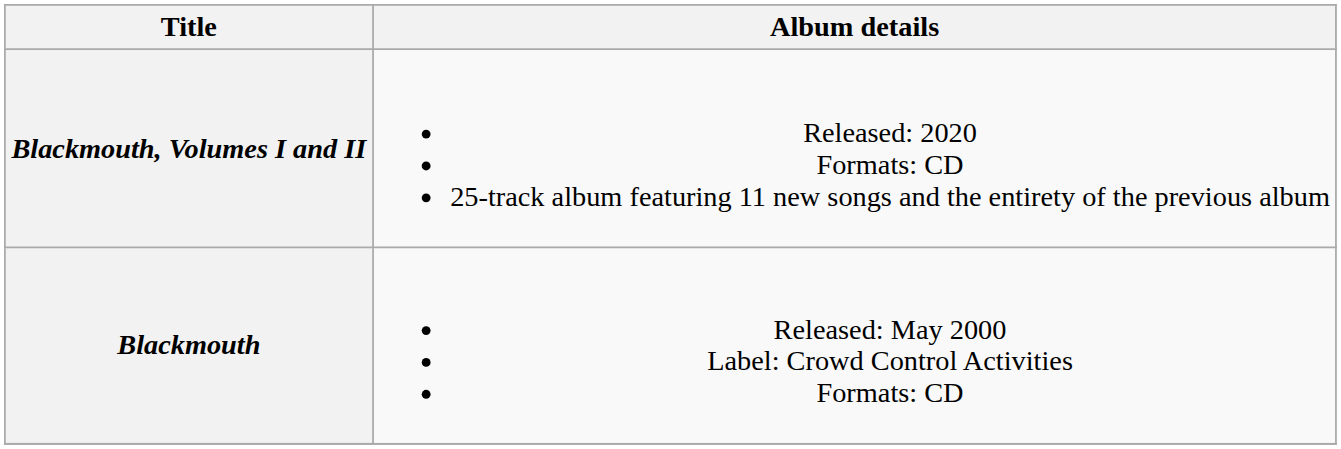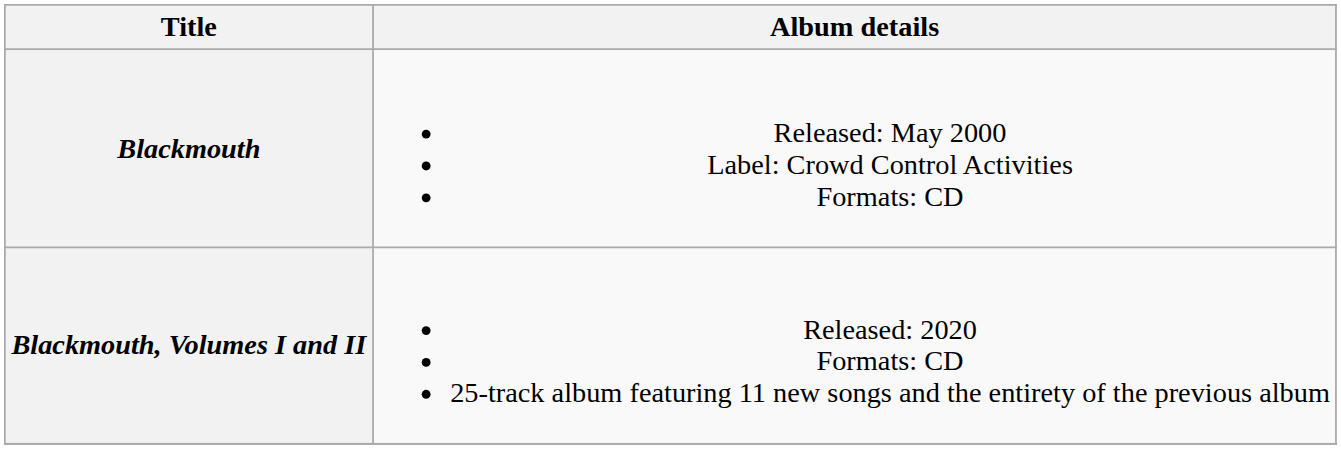rows swapped: (189, 345) <-> (189, 147)
